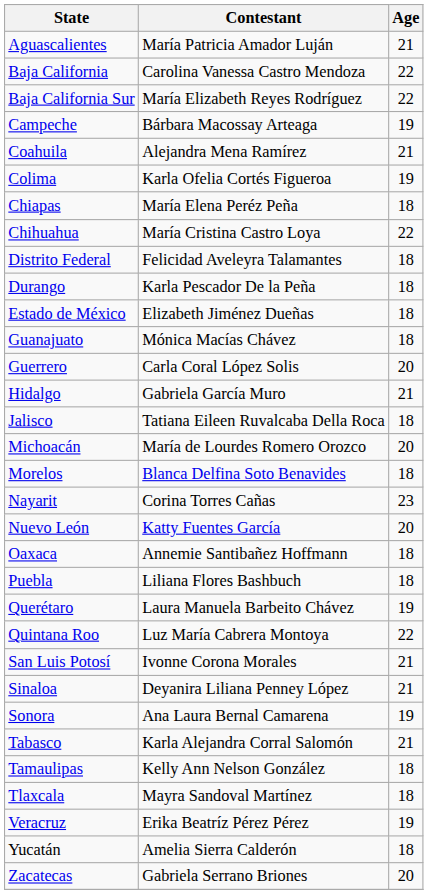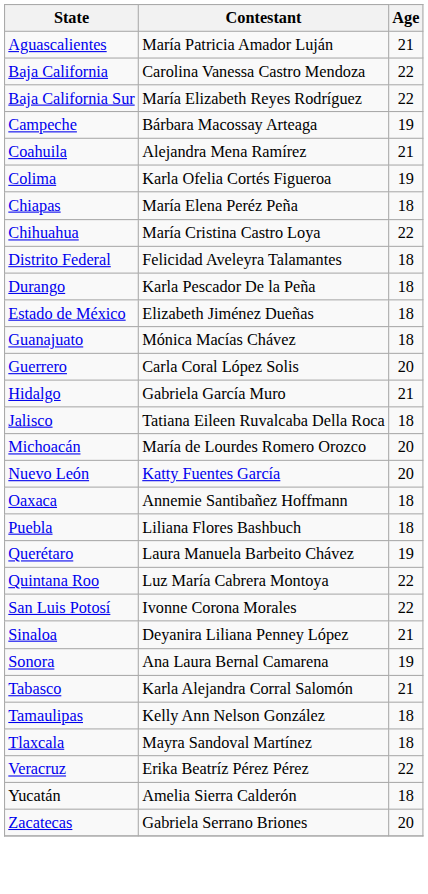- row: (35, 473)
- row: (33, 500)
(406, 661) 21 -> (406, 608) 22
(406, 822) 19 -> (406, 768) 22
